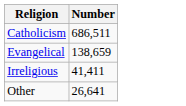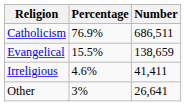+ column: (100, 14)
